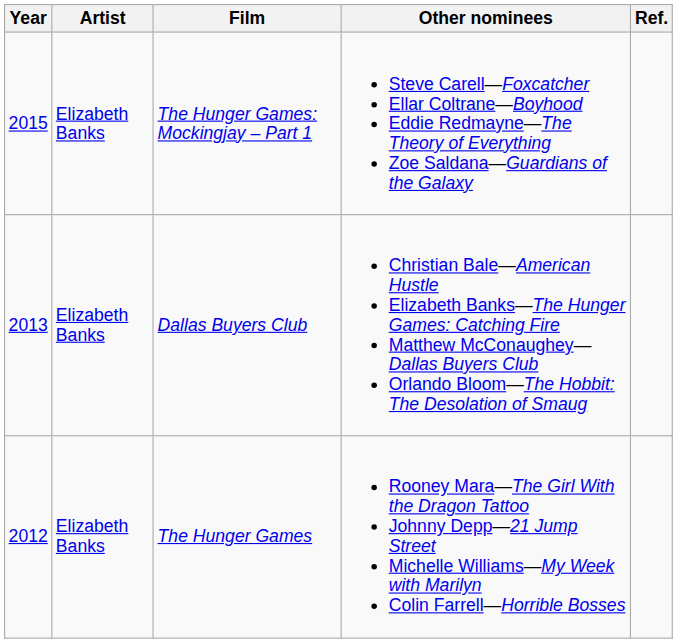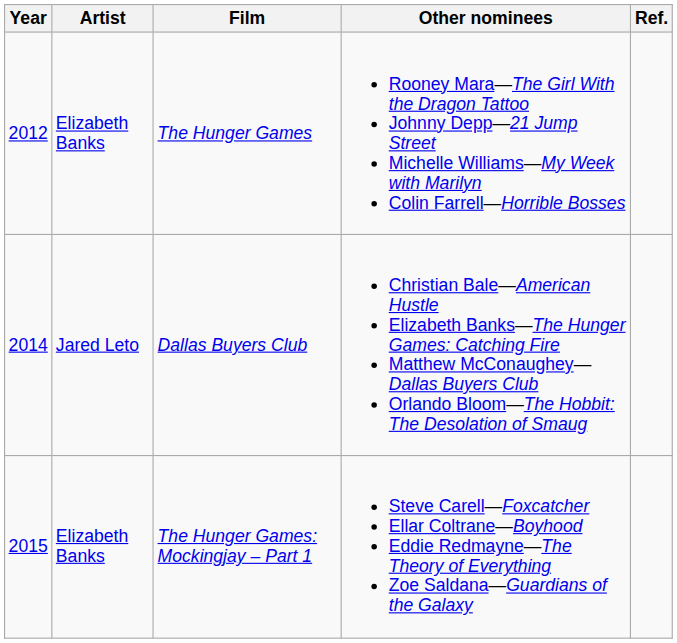rows swapped: (235, 536) <-> (237, 123)
(28, 325) 2013 -> (28, 344) 2014
(92, 325) Elizabeth Banks -> (97, 344) Jared Leto
